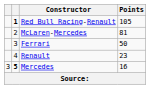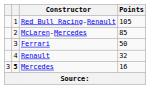(16, 21) bold -> (16, 21) normal
(123, 33) 81 -> (123, 33) 85
(123, 56) 23 -> (123, 56) 32
